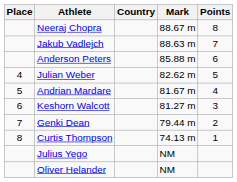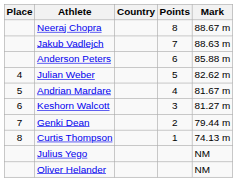columns swapped: (178, 12) <-> (215, 12)
